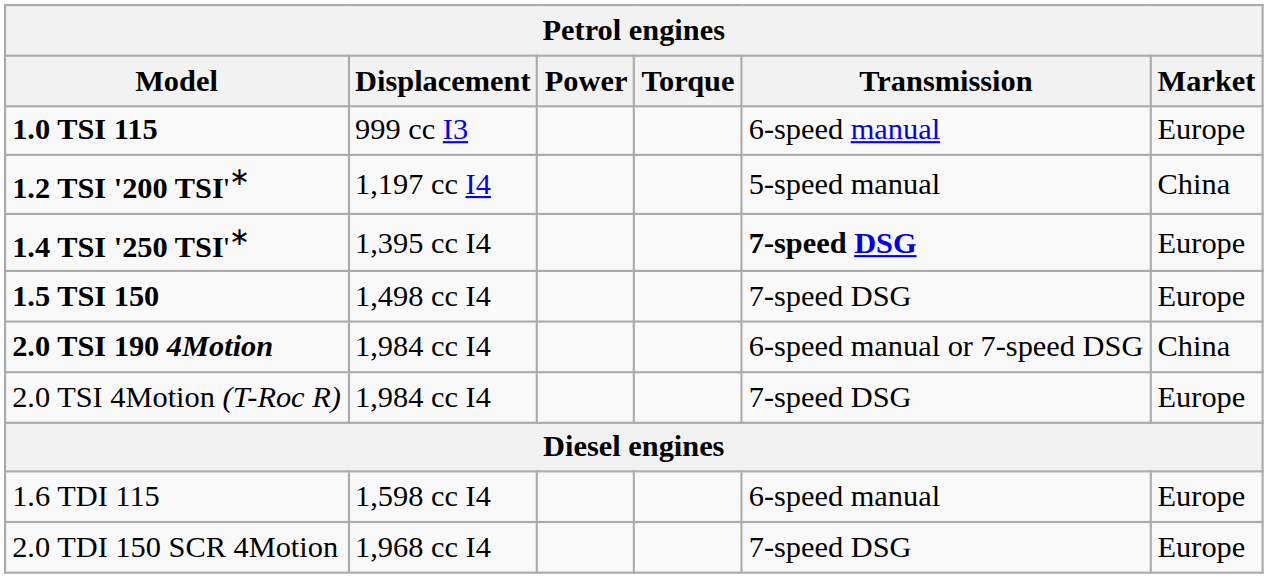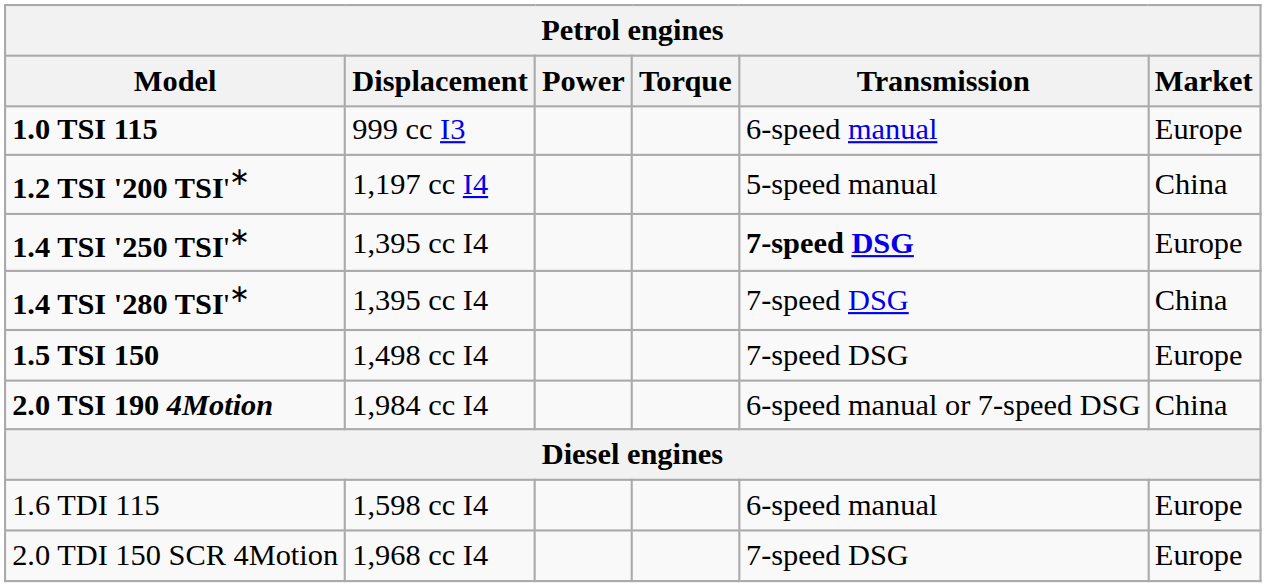+ row: (131, 300)
- row: (177, 396)
